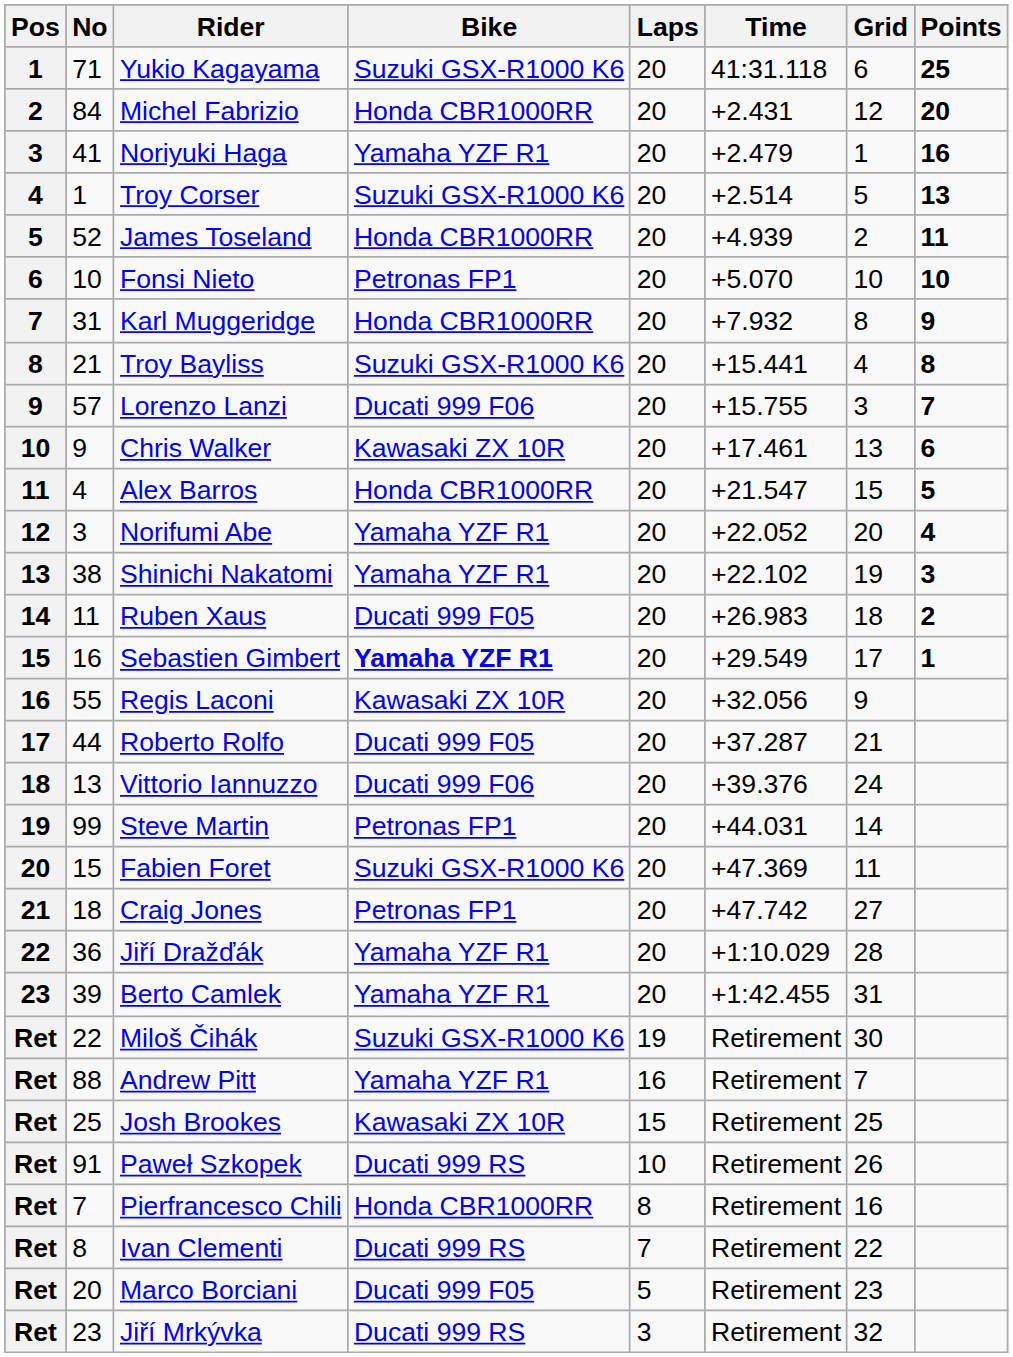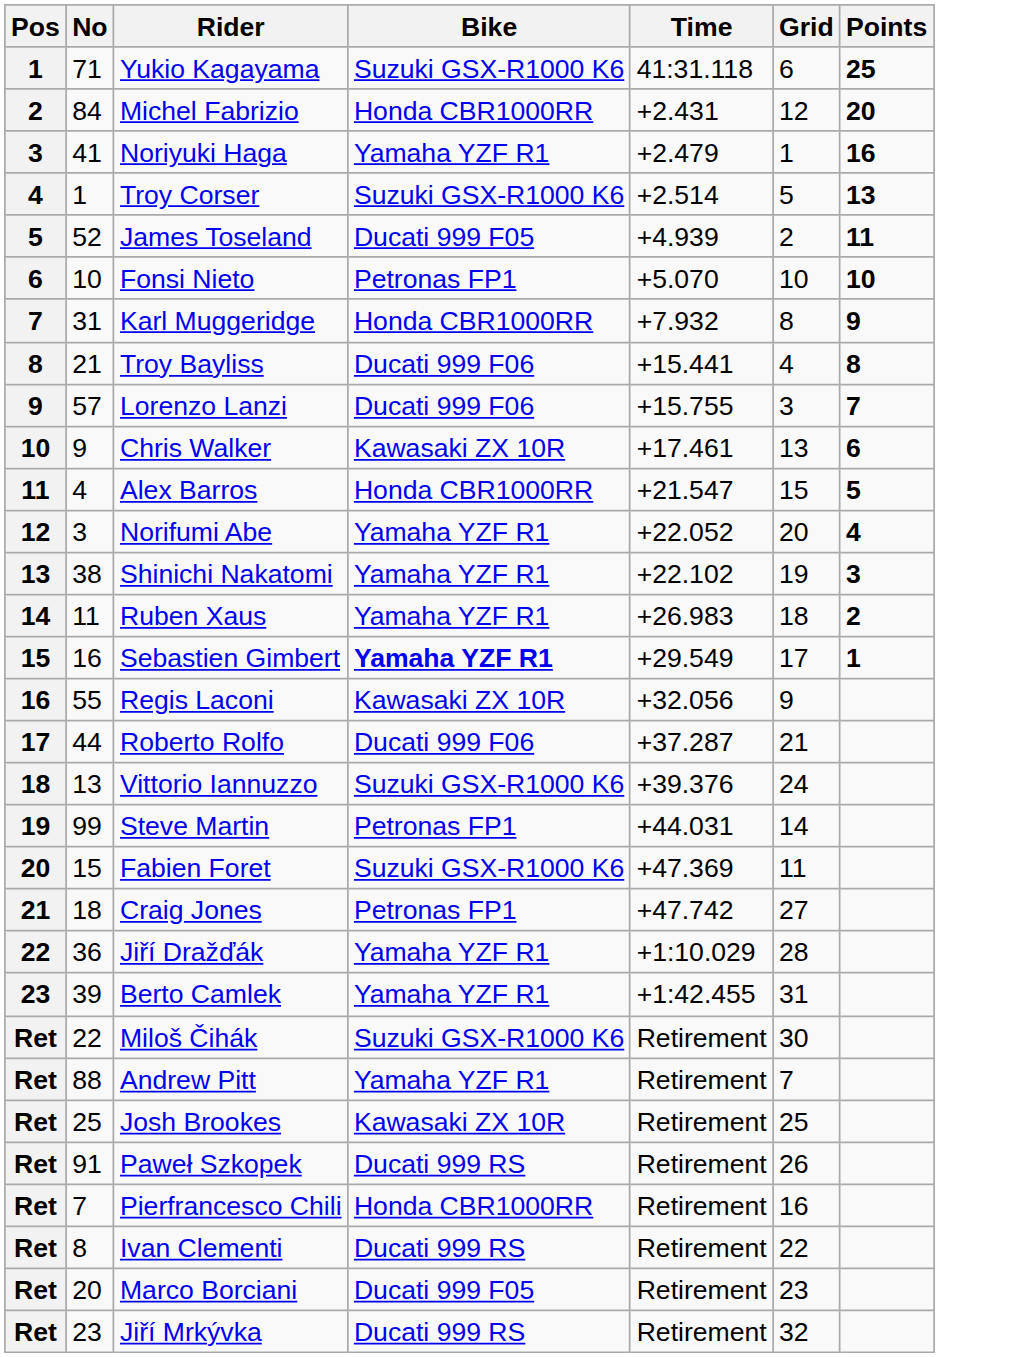- column: (668, 26)
(474, 237) Honda CBR1000RR -> (444, 237) Ducati 999 F05
(489, 363) Suzuki GSX-R1000 K6 -> (444, 363) Ducati 999 F06
(444, 616) Ducati 999 F05 -> (452, 616) Yamaha YZF R1
(444, 742) Ducati 999 F05 -> (444, 742) Ducati 999 F06
(444, 784) Ducati 999 F06 -> (489, 784) Suzuki GSX-R1000 K6
